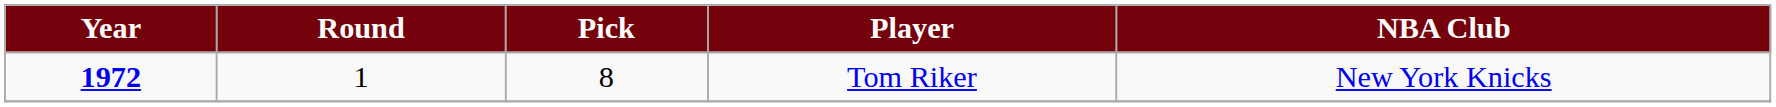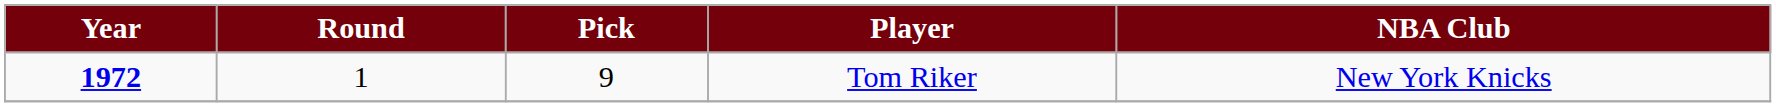(606, 76) 8 -> (606, 76) 9
